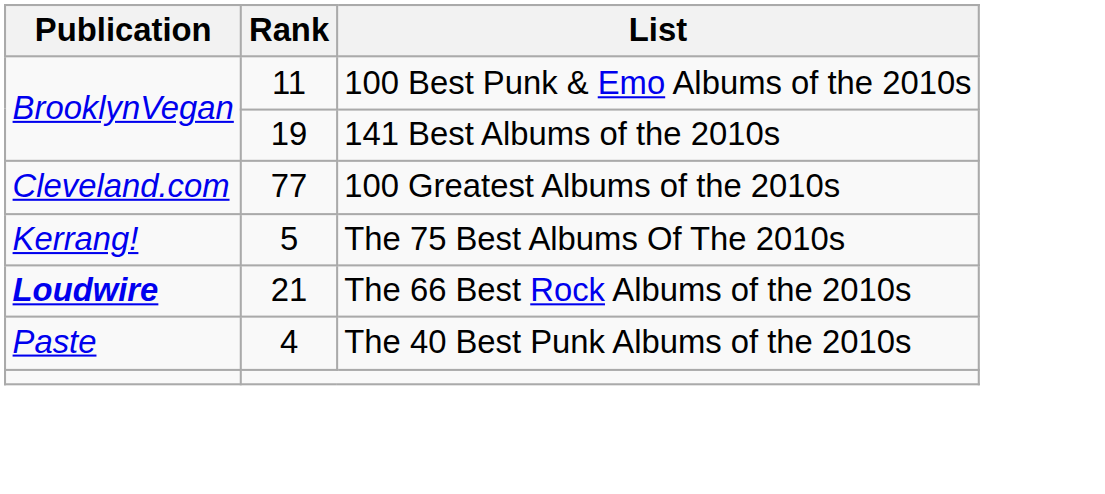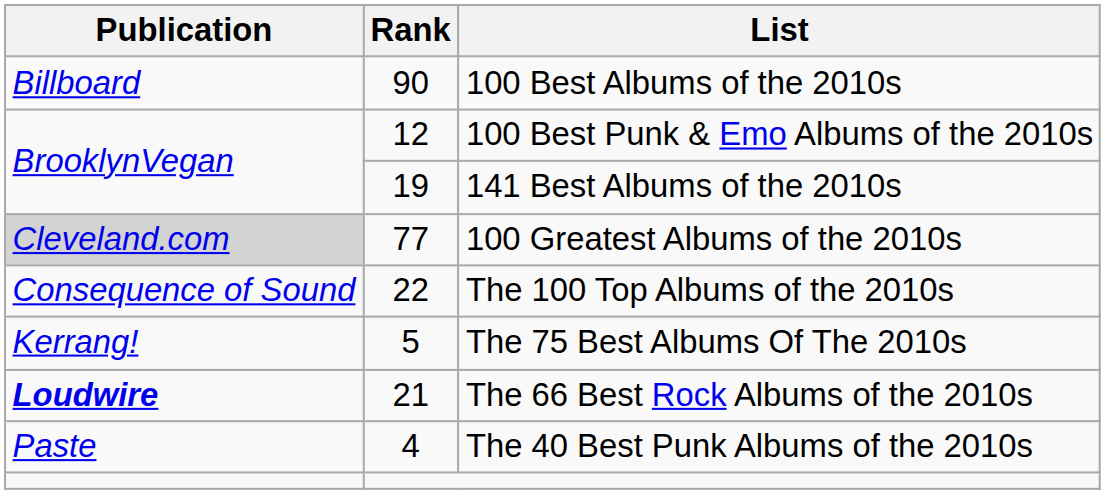+ row: (684, 82)
(289, 82) 11 -> (411, 134) 12
(121, 186) no background -> (121, 238) lightgrey background
+ row: (710, 290)
